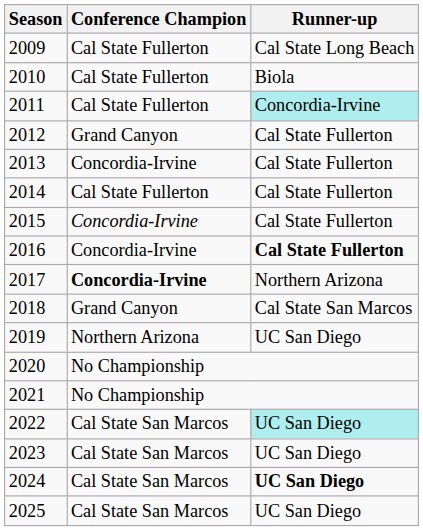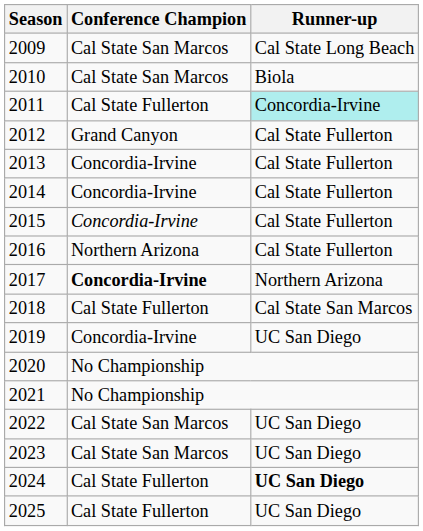(140, 47) Cal State Fullerton -> (150, 47) Cal State San Marcos
(140, 76) Cal State Fullerton -> (150, 76) Cal State San Marcos
(140, 192) Cal State Fullerton -> (134, 192) Concordia-Irvine
(134, 250) Concordia-Irvine -> (135, 250) Northern Arizona
(329, 250) bold -> (324, 250) normal
(124, 308) Grand Canyon -> (140, 308) Cal State Fullerton
(135, 337) Northern Arizona -> (134, 337) Concordia-Irvine
(308, 423) paleturquoise background -> (308, 423) no background
(150, 481) Cal State San Marcos -> (140, 481) Cal State Fullerton
(150, 510) Cal State San Marcos -> (140, 510) Cal State Fullerton
